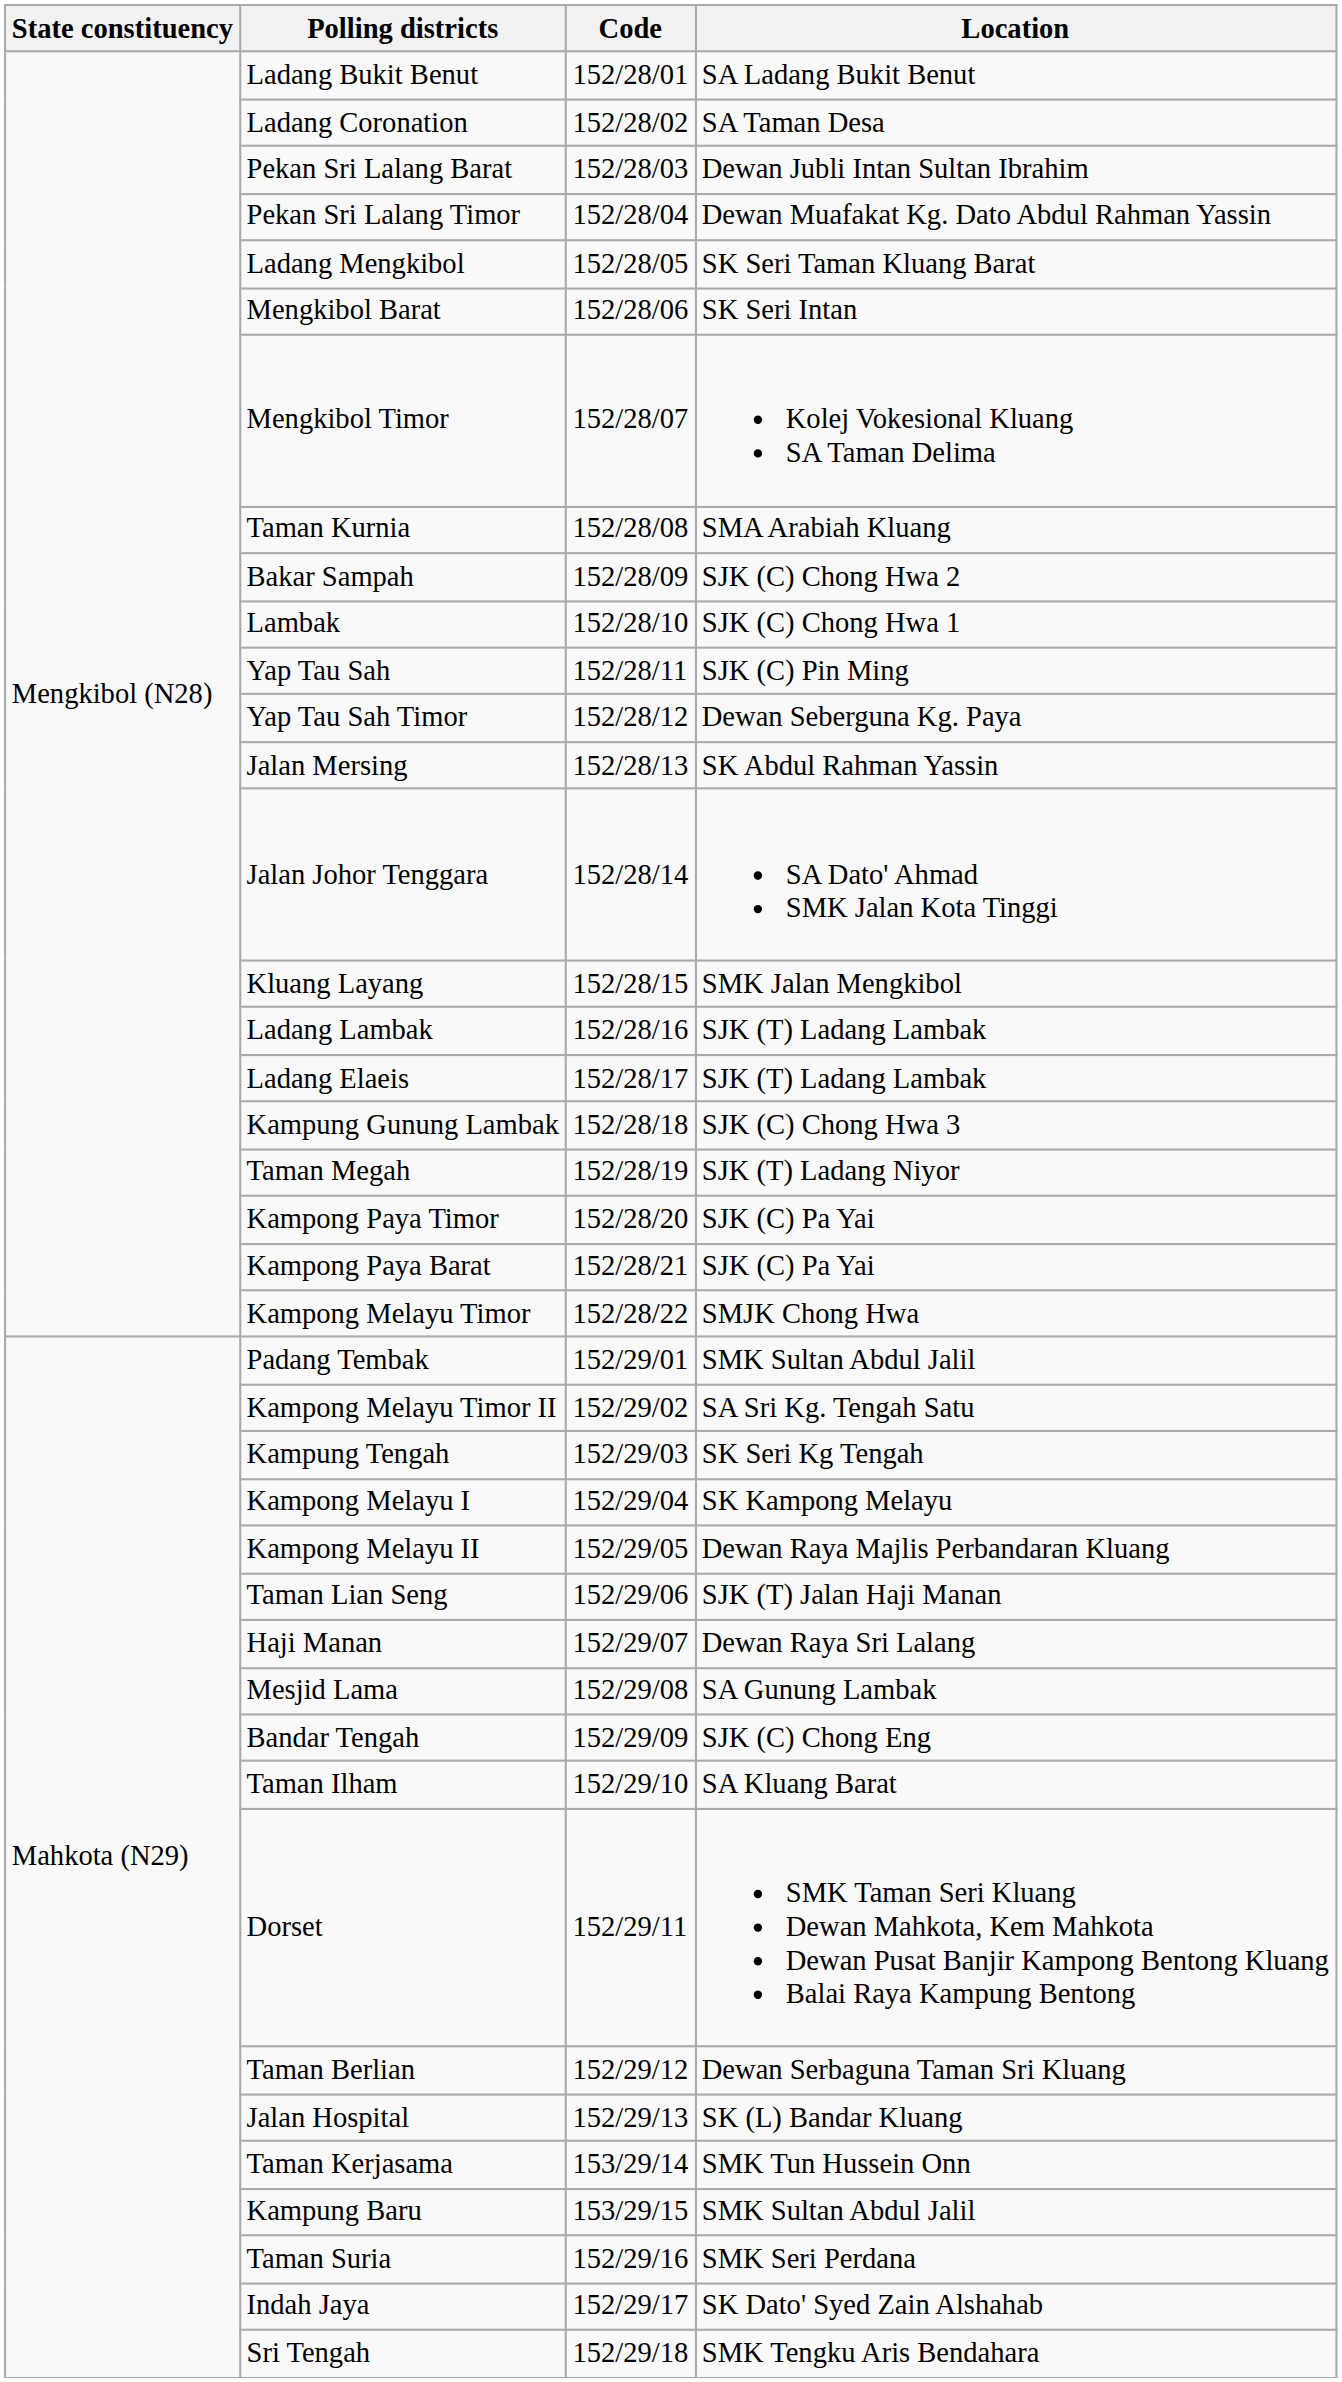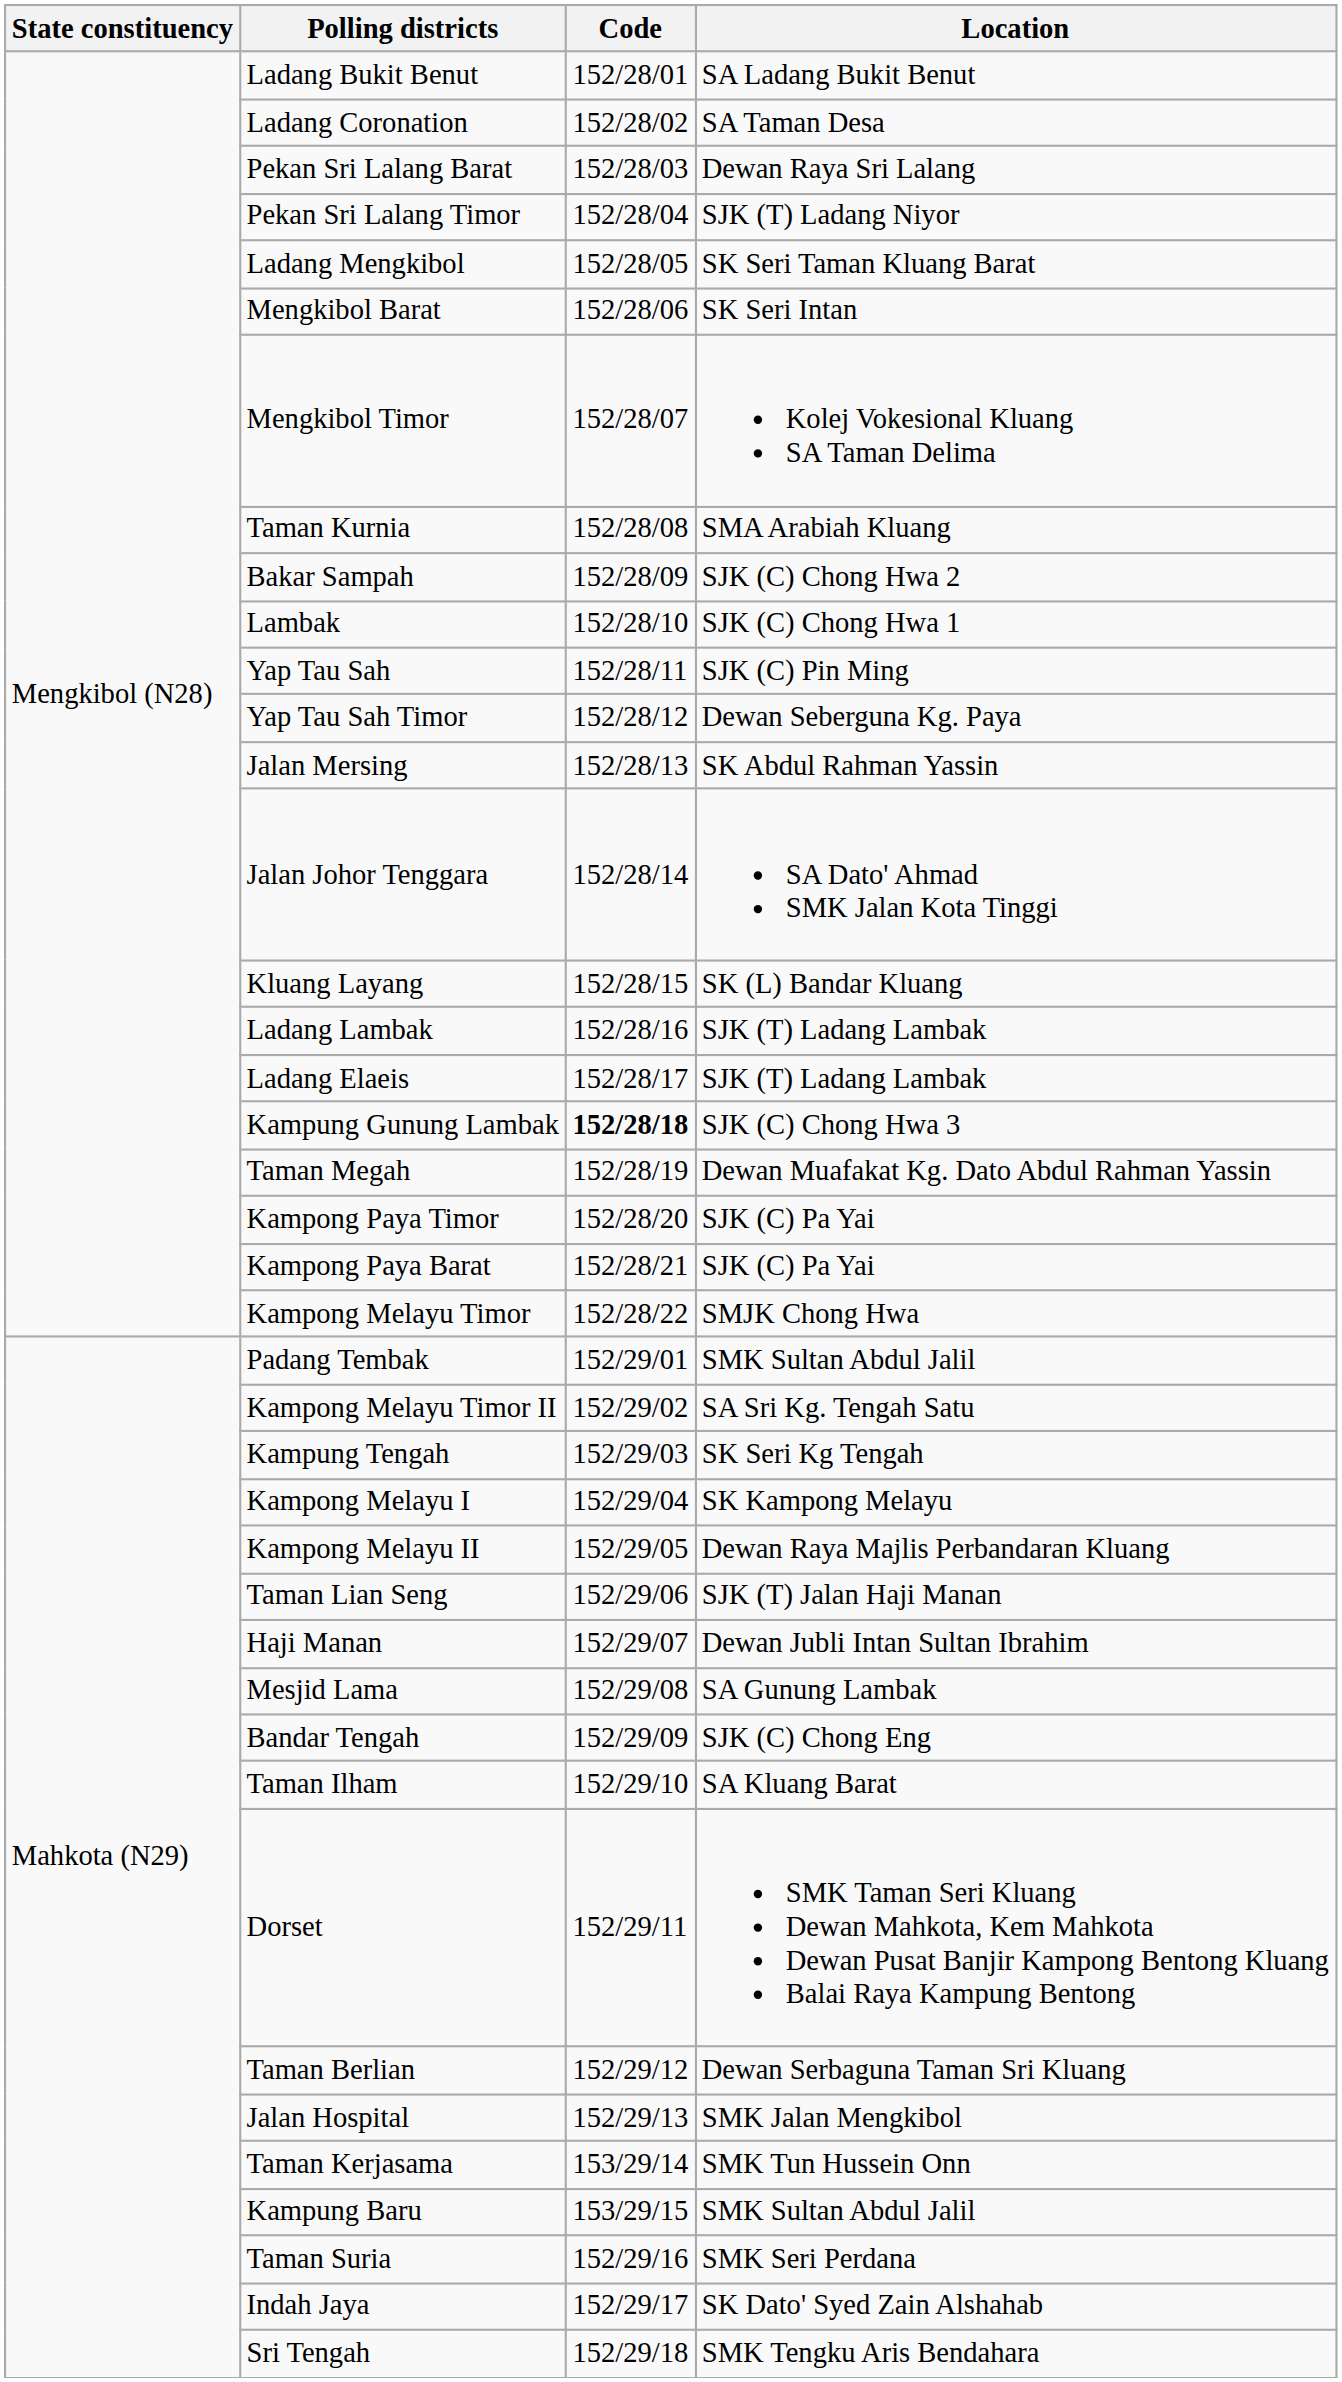(895, 169) Dewan Jubli Intan Sultan Ibrahim -> (839, 169) Dewan Raya Sri Lalang
(986, 216) Dewan Muafakat Kg. Dato Abdul Rahman Yassin -> (831, 216) SJK (T) Ladang Niyor
(832, 983) SMK Jalan Mengkibol -> (832, 983) SK (L) Bandar Kluang
(630, 1124) normal -> (630, 1124) bold
(831, 1171) SJK (T) Ladang Niyor -> (986, 1171) Dewan Muafakat Kg. Dato Abdul Rahman Yassin
(839, 1642) Dewan Raya Sri Lalang -> (895, 1642) Dewan Jubli Intan Sultan Ibrahim
(832, 2116) SK (L) Bandar Kluang -> (832, 2116) SMK Jalan Mengkibol
